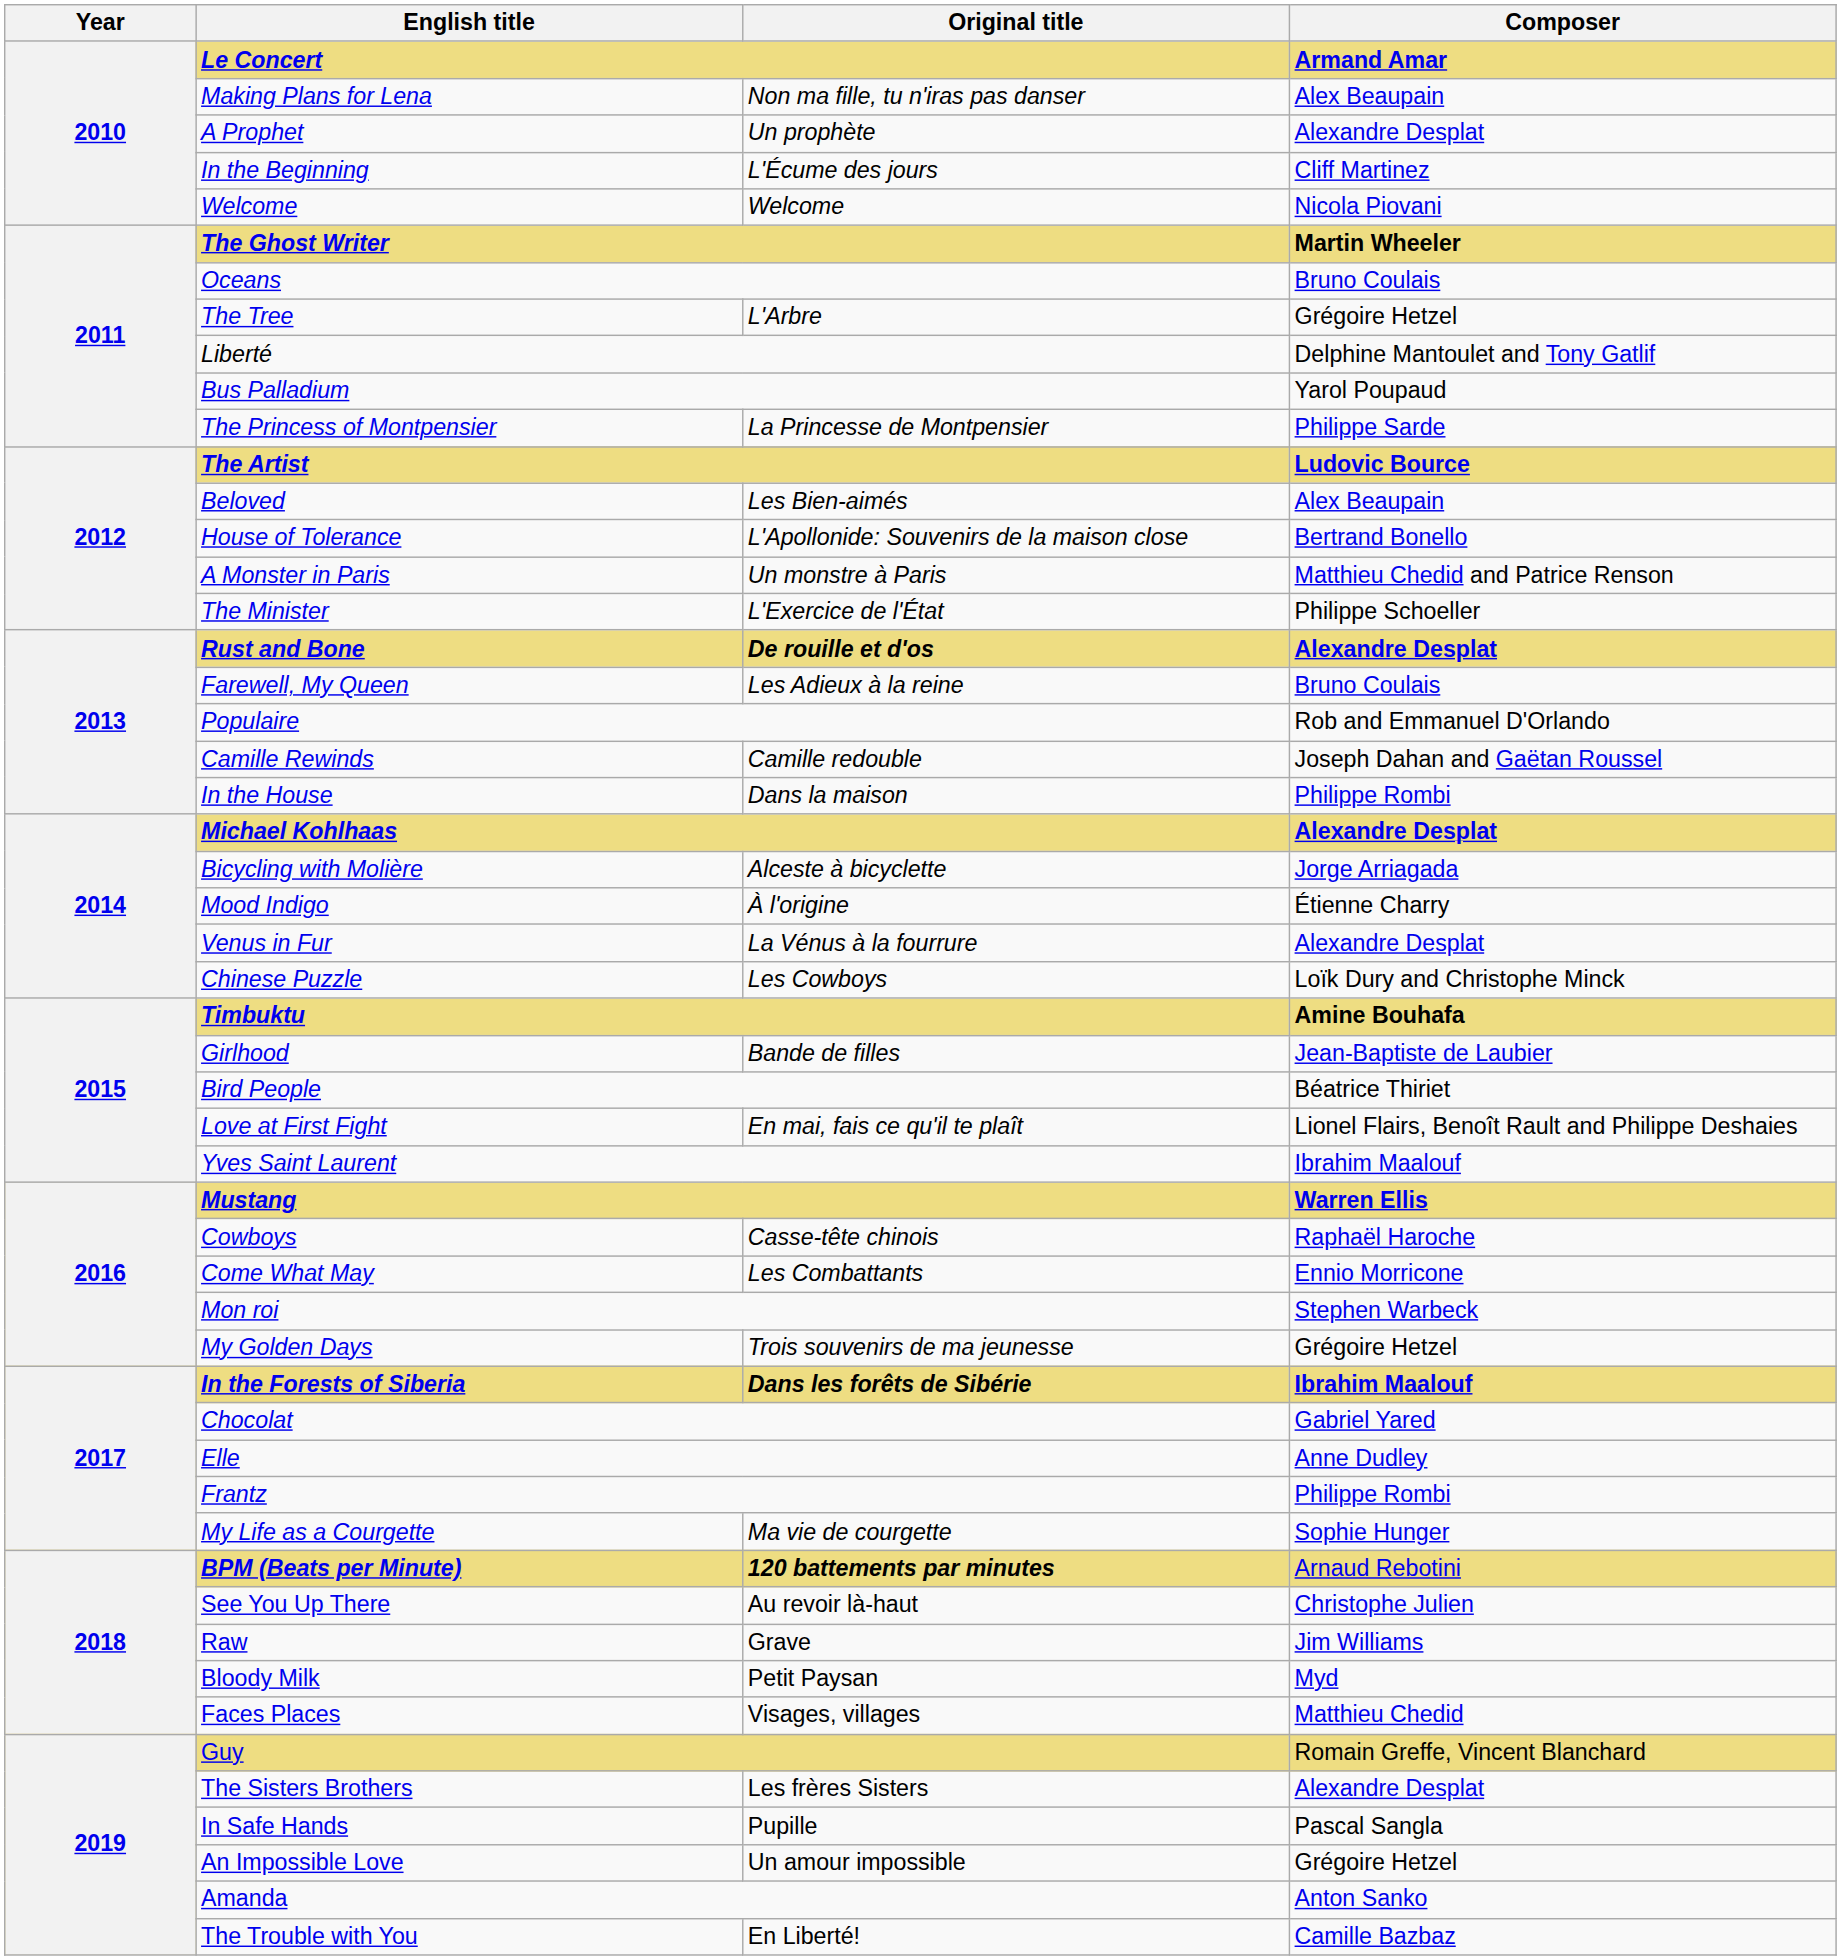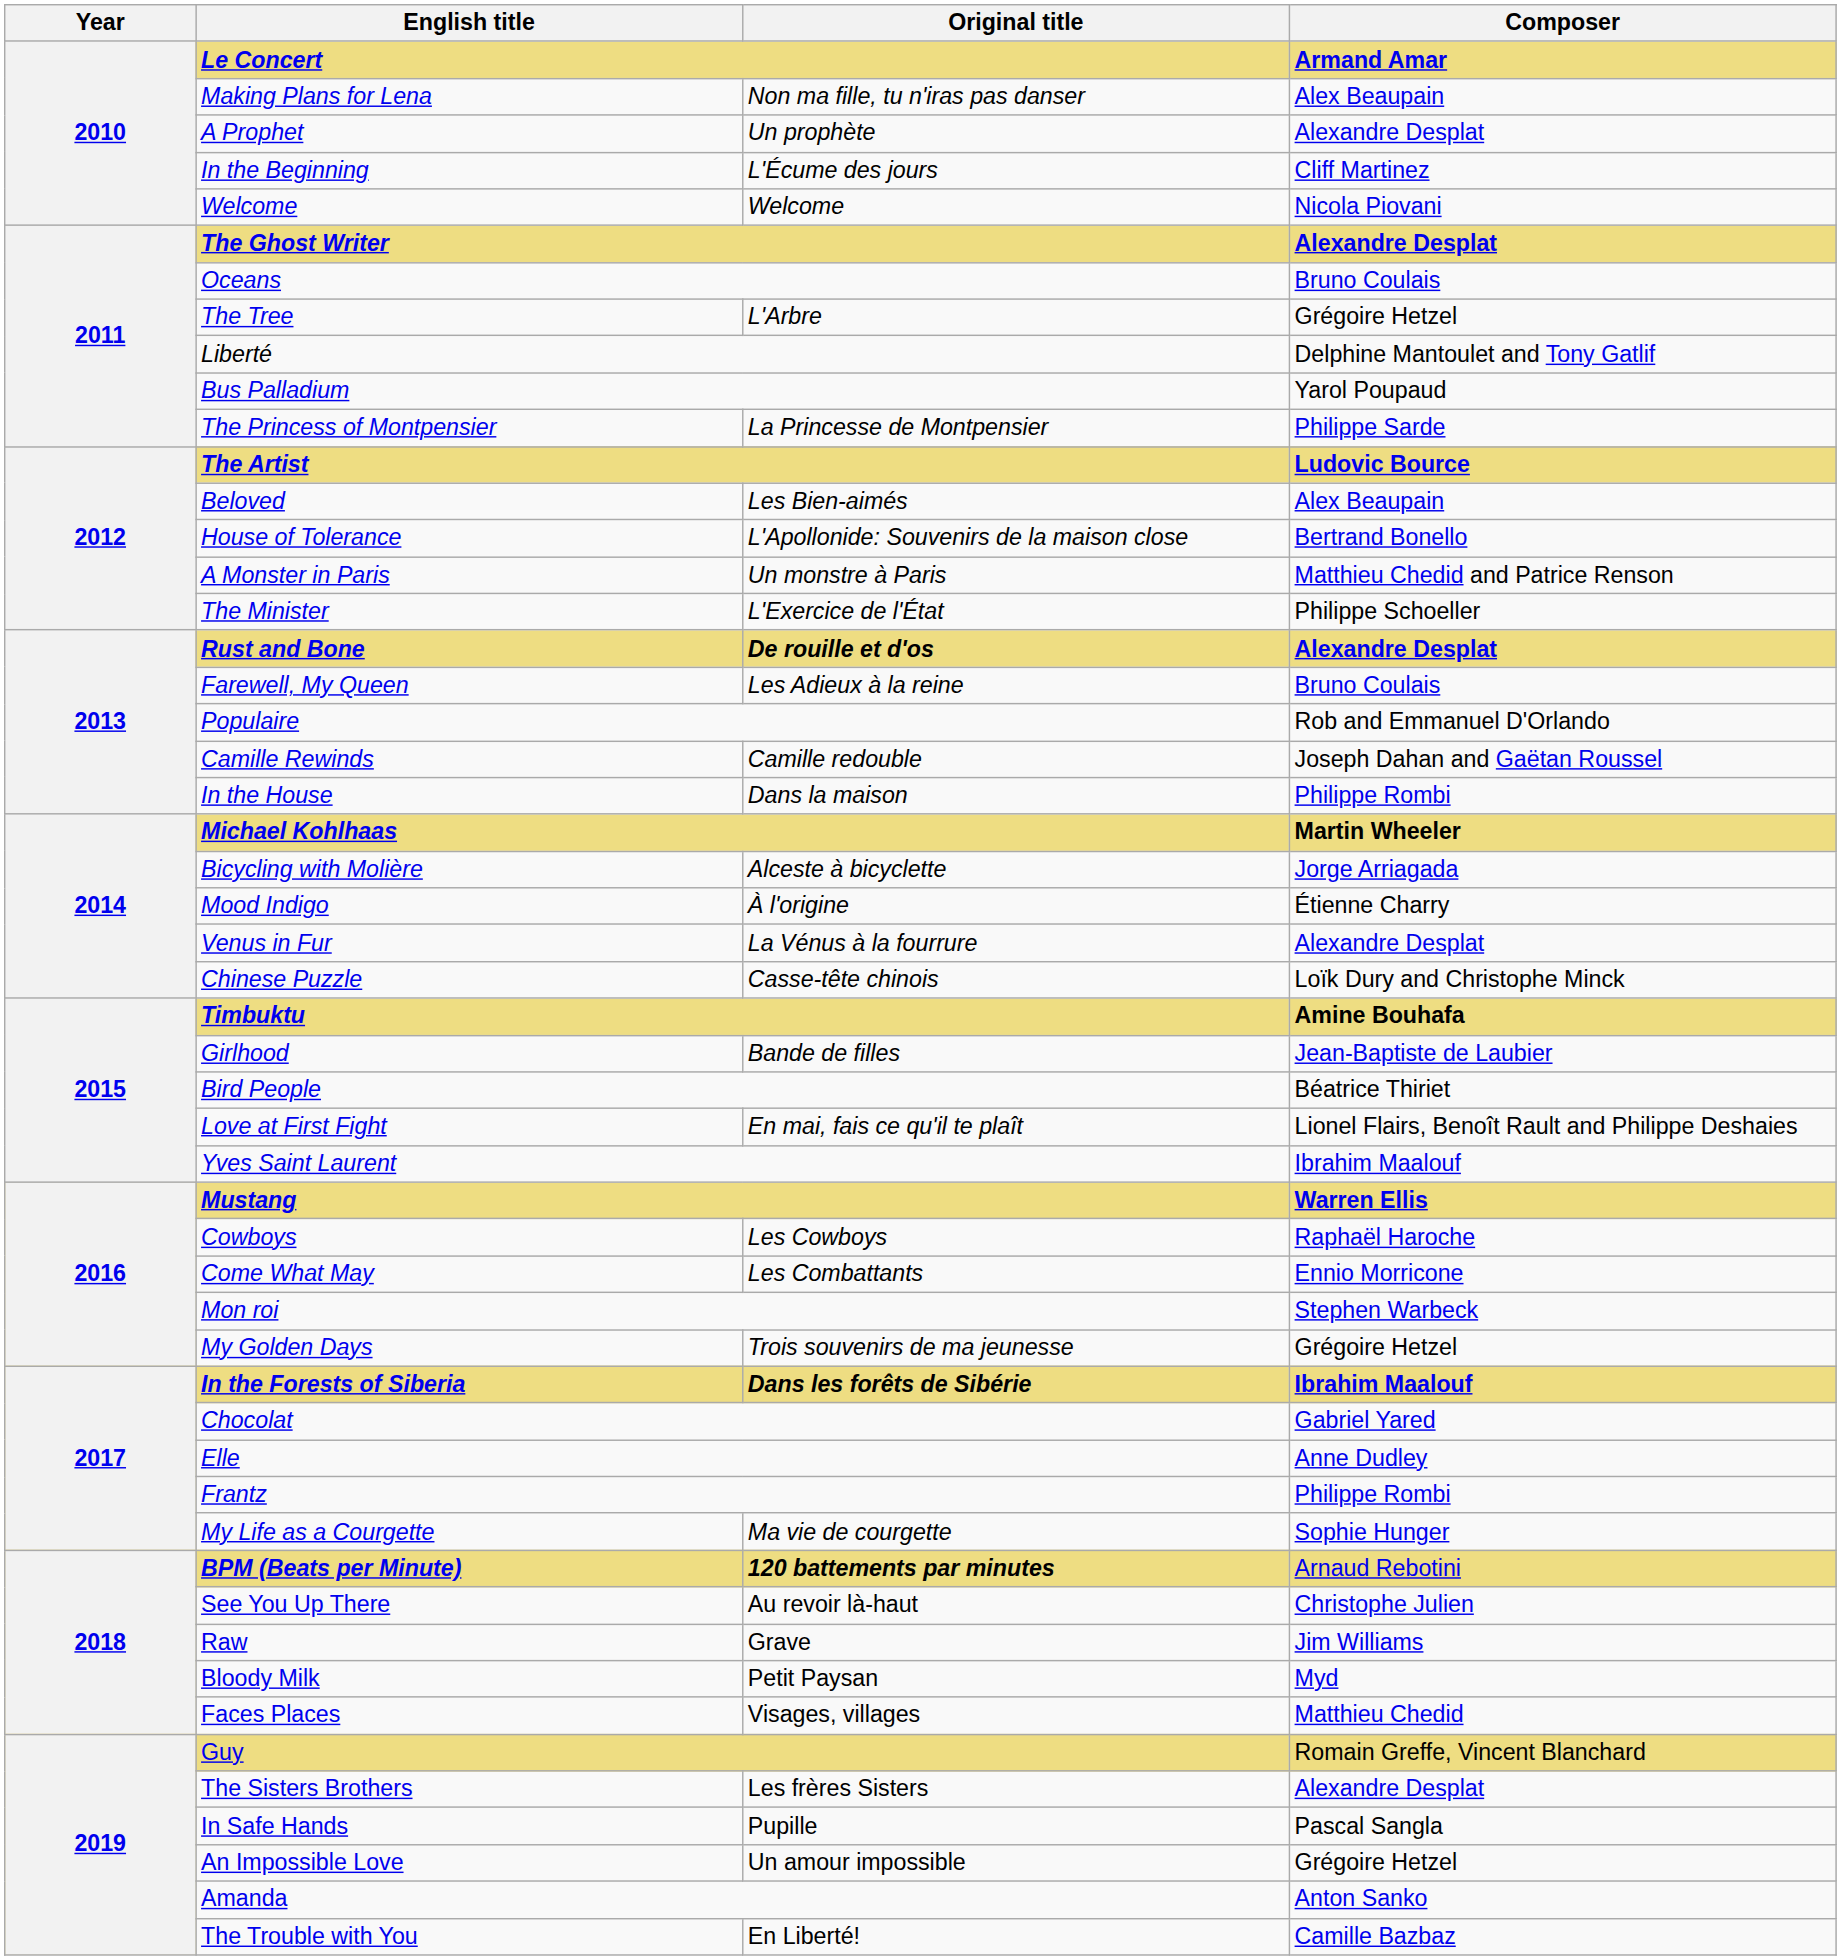(1378, 243) Martin Wheeler -> (1396, 243) Alexandre Desplat
(1396, 832) Alexandre Desplat -> (1378, 832) Martin Wheeler
(817, 979) Les Cowboys -> (843, 979) Casse-tête chinois
(843, 1237) Casse-tête chinois -> (817, 1237) Les Cowboys
